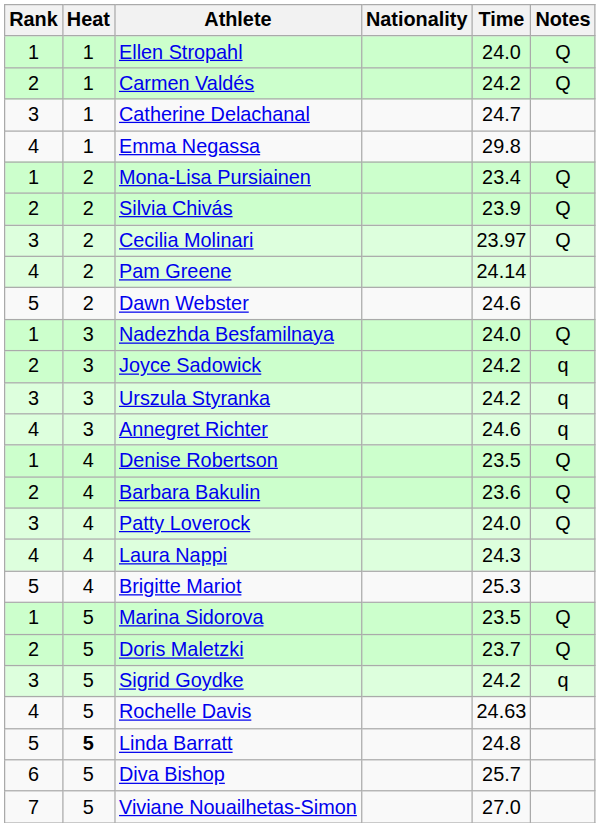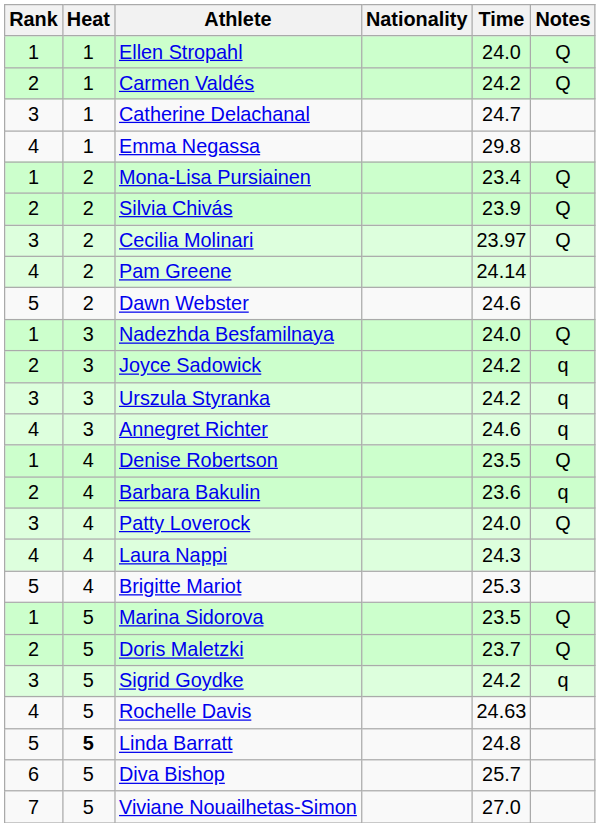(563, 492) Q -> (563, 492) q
